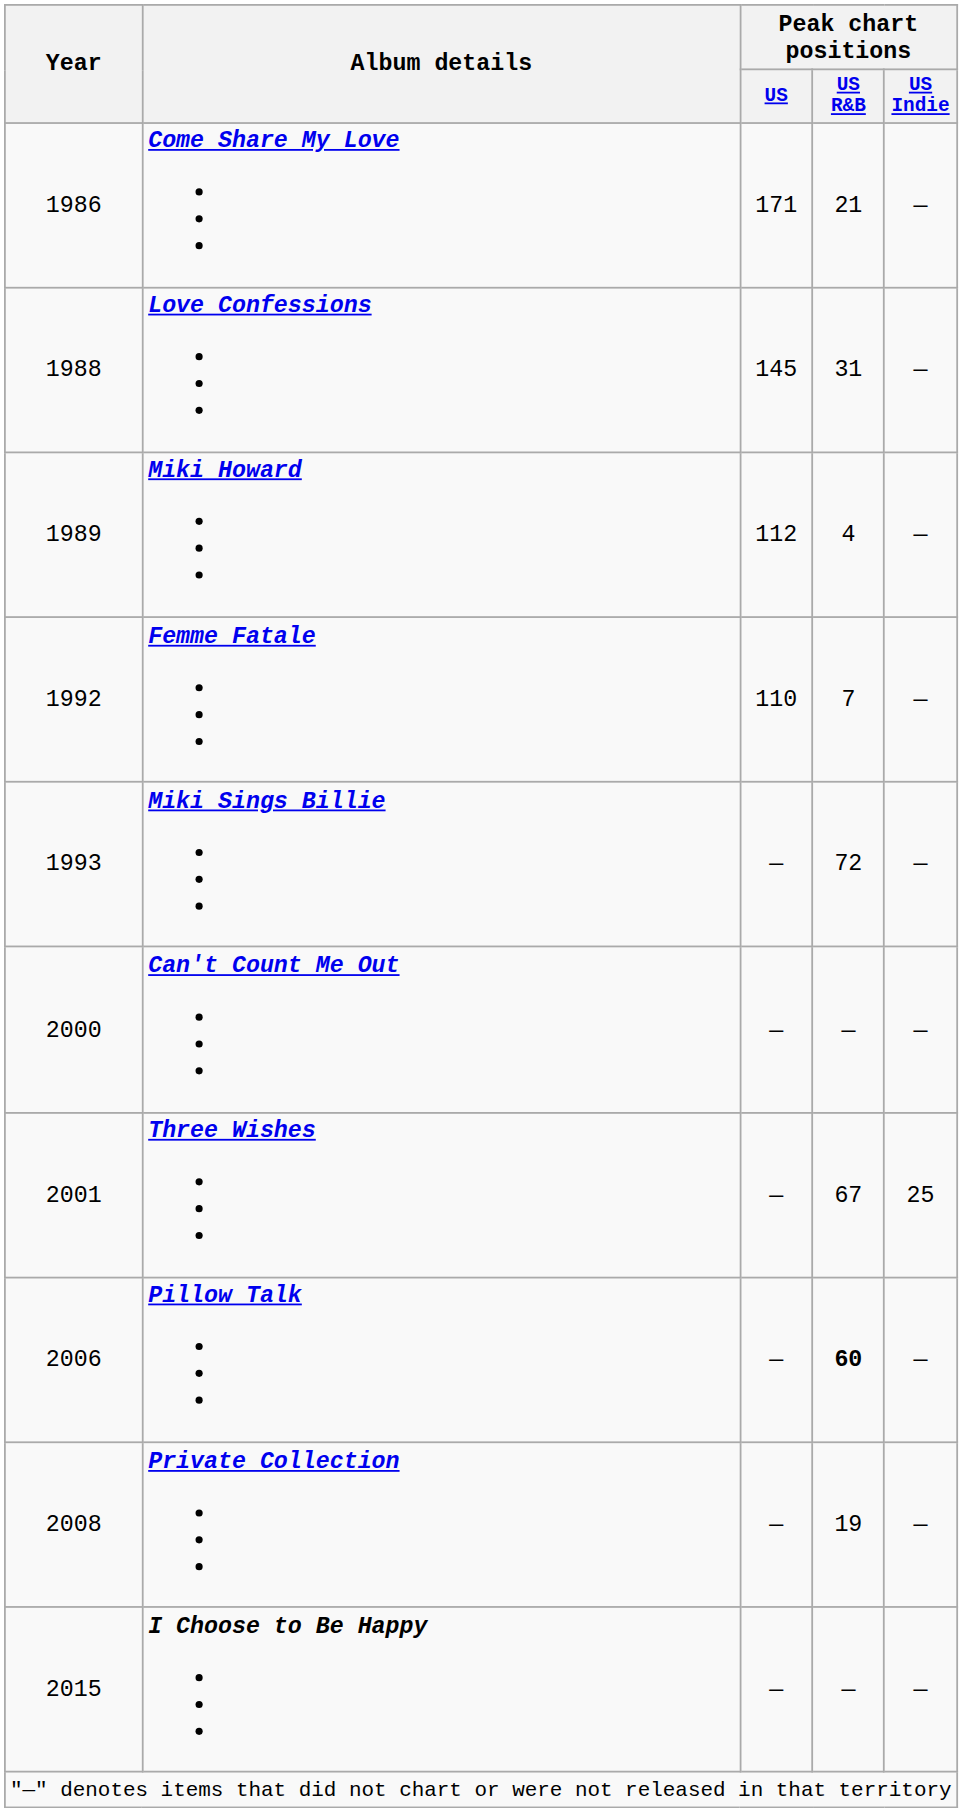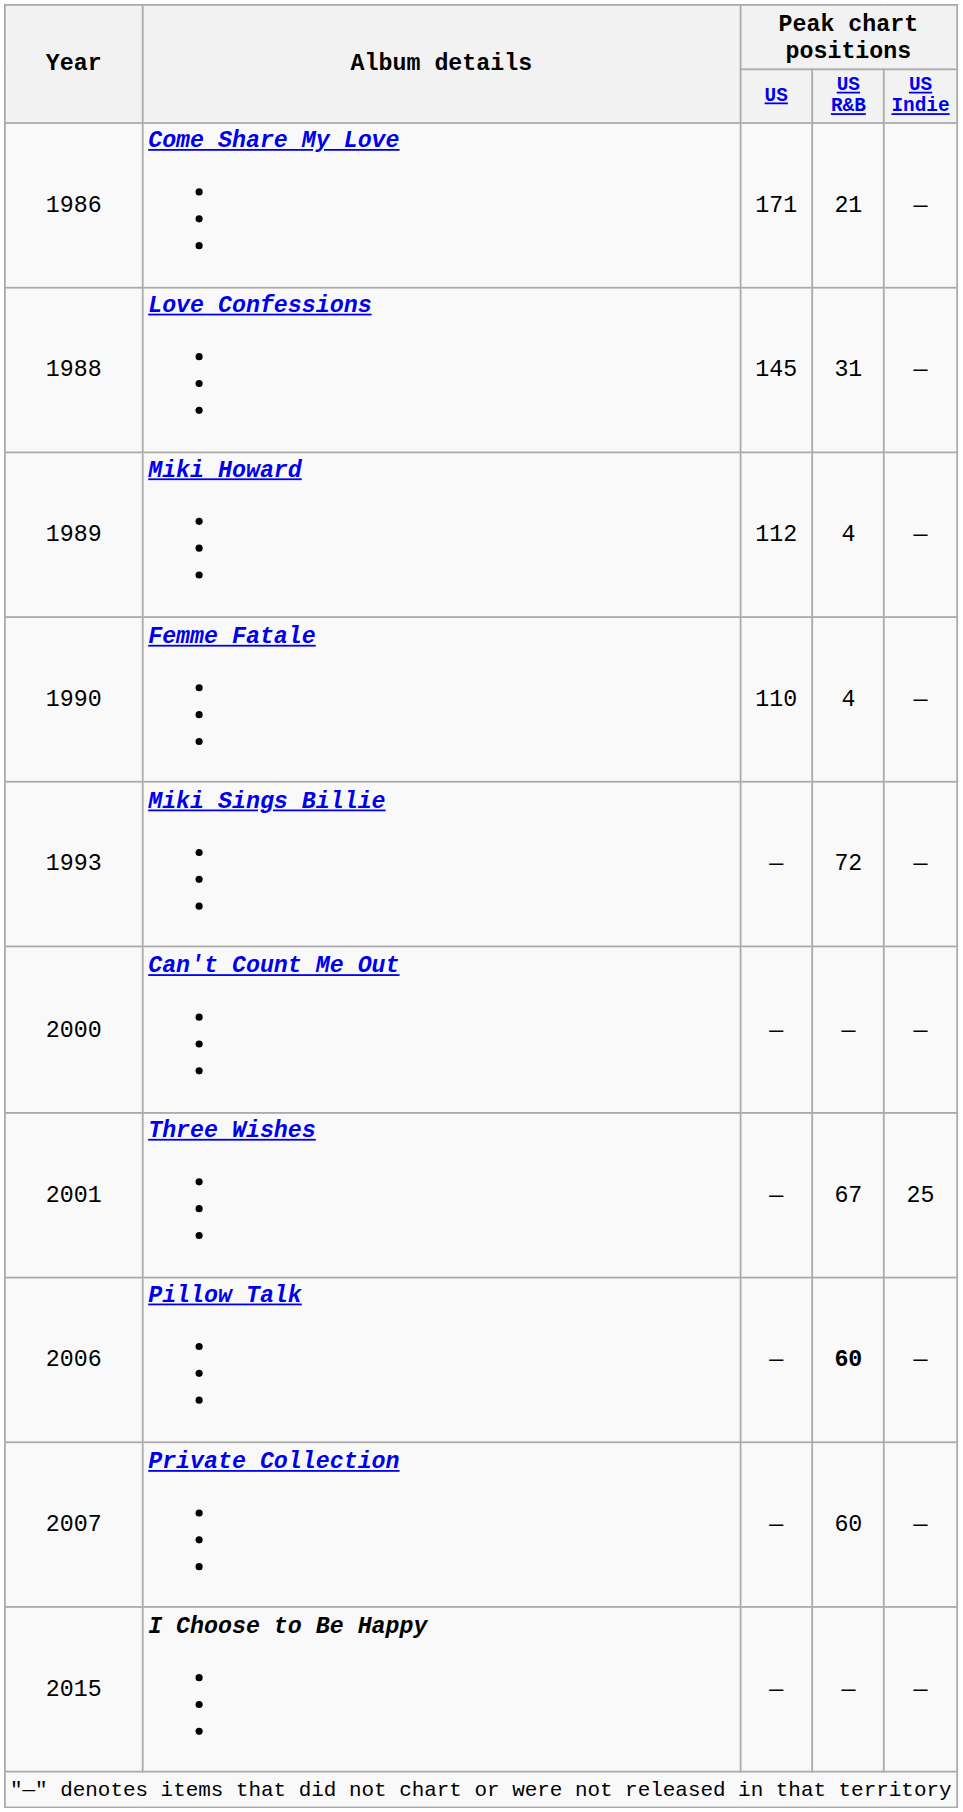(74, 700) 1992 -> (74, 700) 1990
(848, 700) 7 -> (848, 700) 4
(74, 1525) 2008 -> (74, 1525) 2007
(848, 1525) 19 -> (848, 1525) 60
